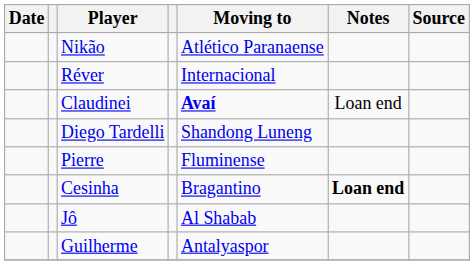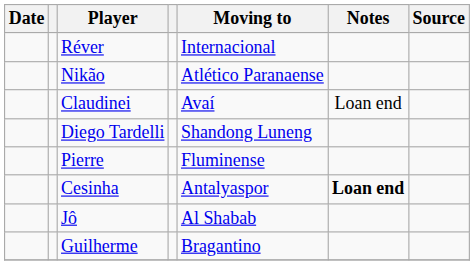rows swapped: (82, 75) <-> (83, 47)
(198, 103) bold -> (198, 103) normal
(221, 189) Bragantino -> (225, 189) Antalyaspor
(225, 246) Antalyaspor -> (221, 246) Bragantino
